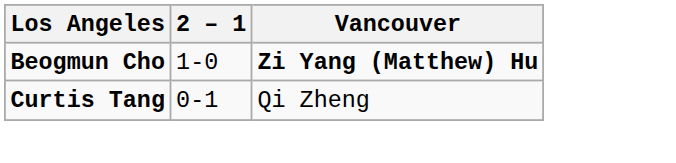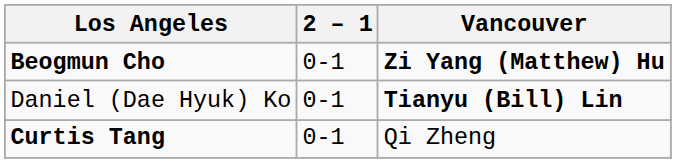(197, 62) 1-0 -> (324, 62) 0-1
+ row: (151, 100)
